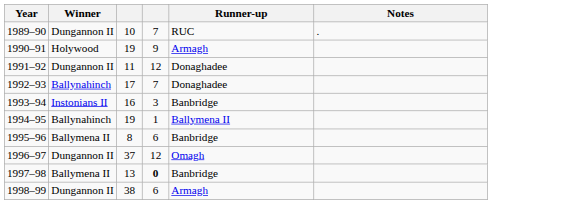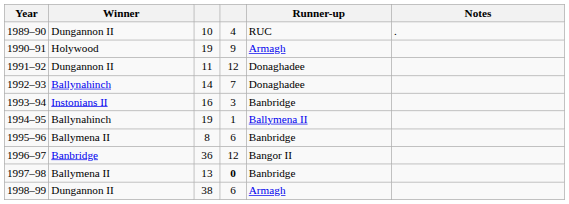(156, 31) 7 -> (233, 31) 4
(129, 84) 17 -> (207, 84) 14
(83, 155) Dungannon II -> (75, 155) Banbridge
(129, 155) 37 -> (207, 155) 36
(188, 155) Omagh -> (270, 155) Bangor II
